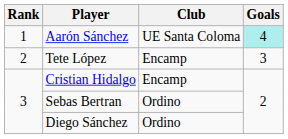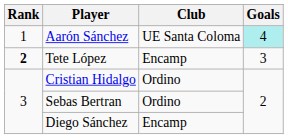(23, 58) normal -> (23, 58) bold
(164, 79) Encamp -> (161, 79) Ordino
(161, 123) Ordino -> (164, 123) Encamp
